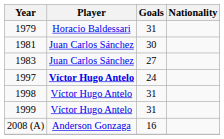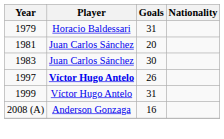(151, 45) 30 -> (151, 45) 20
(151, 61) 27 -> (151, 61) 30
(151, 77) 24 -> (151, 77) 26
- row: (26, 93)
